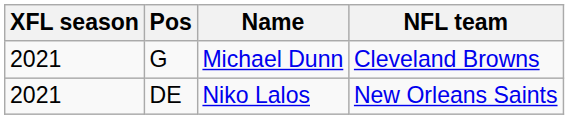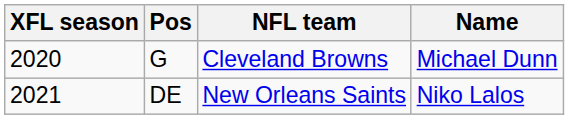columns swapped: (273, 22) <-> (456, 22)
(36, 59) 2021 -> (36, 59) 2020
